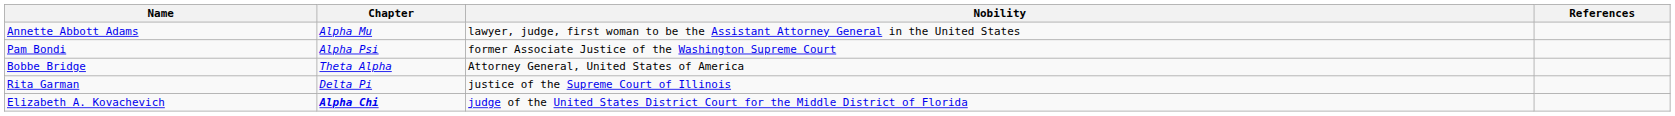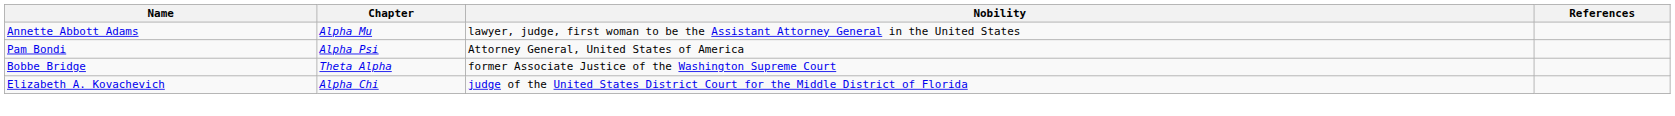(652, 49) former Associate Justice of the Washington Supreme Court -> (606, 49) Attorney General, United States of America
(606, 67) Attorney General, United States of America -> (652, 67) former Associate Justice of the Washington Supreme Court
- row: (43, 85)
(349, 102) bold -> (349, 85) normal
